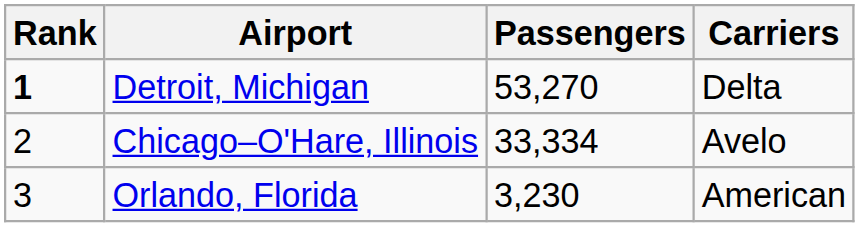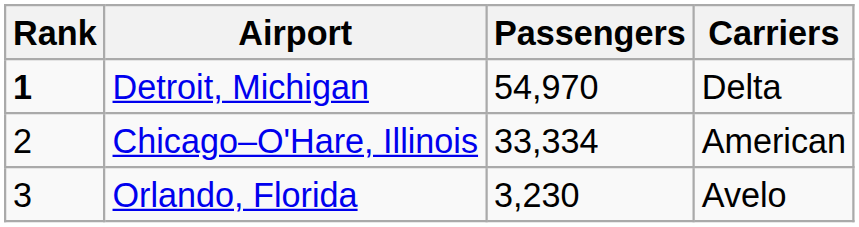(546, 87) 53,270 -> (546, 87) 54,970
(744, 141) Avelo -> (774, 141) American
(774, 195) American -> (744, 195) Avelo
